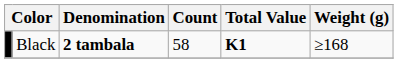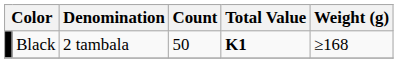(99, 44) bold -> (96, 44) normal
(181, 44) 58 -> (181, 44) 50
